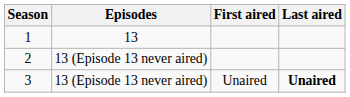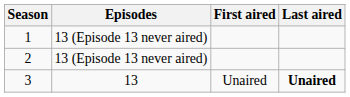(131, 37) 13 -> (131, 37) 13 (Episode 13 never aired)
(131, 80) 13 (Episode 13 never aired) -> (131, 80) 13
